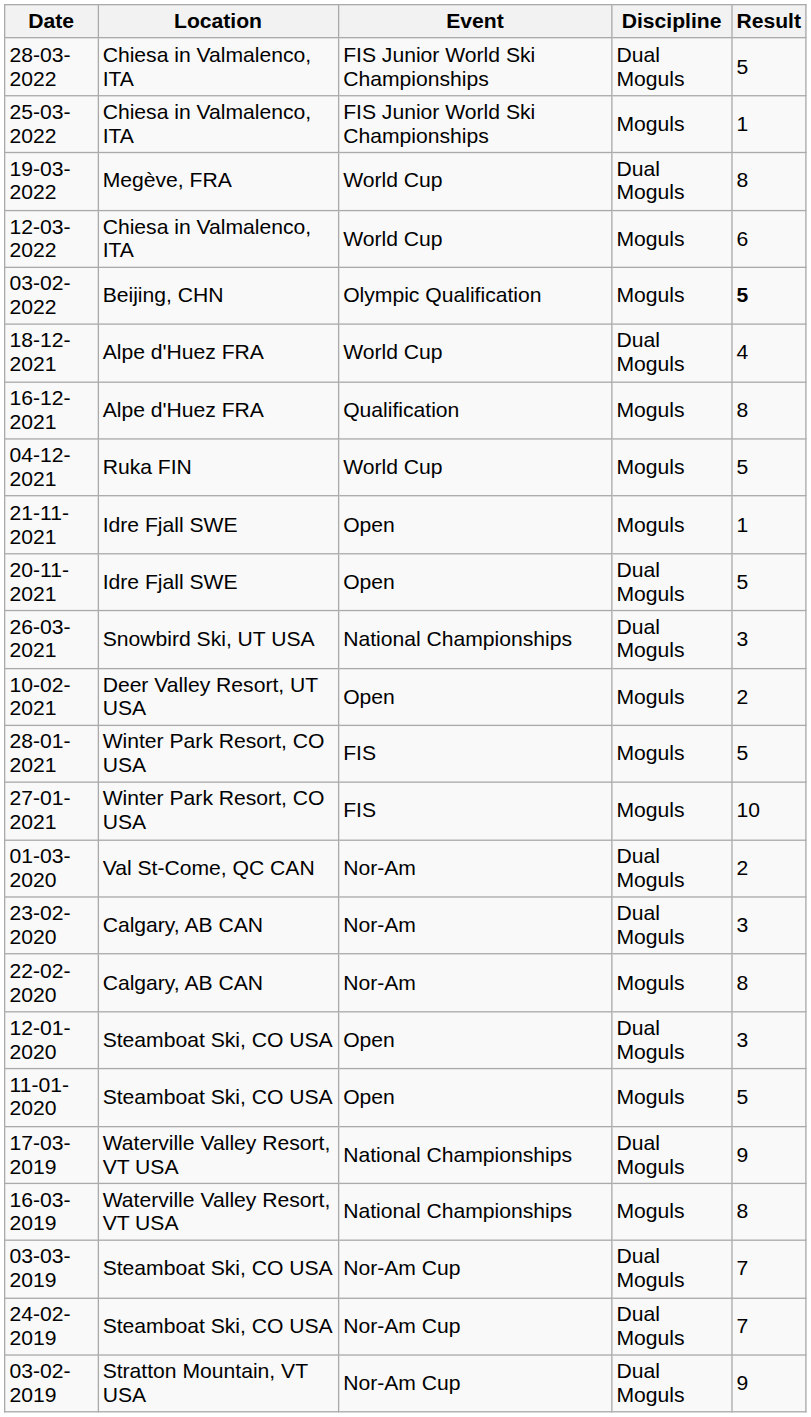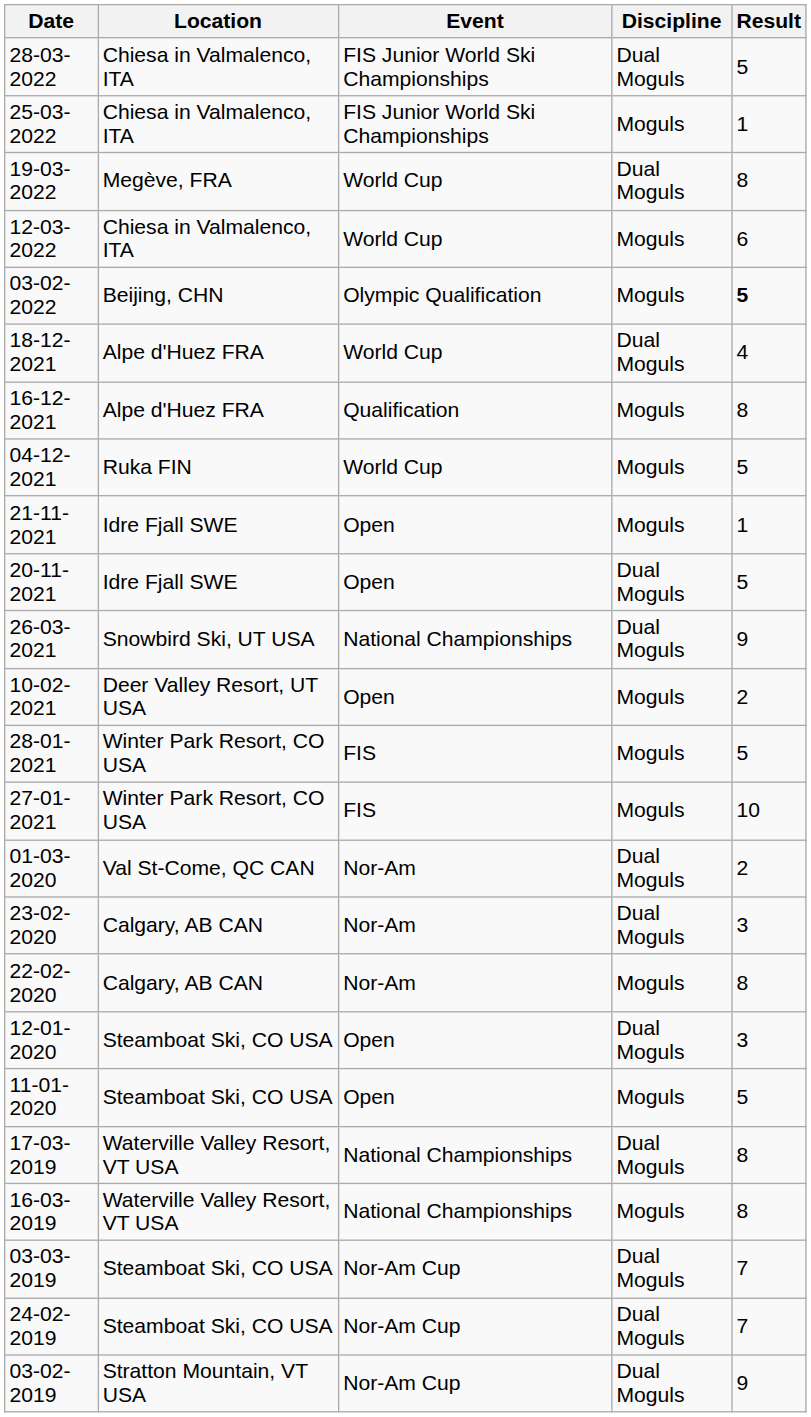(742, 639) 3 -> (742, 639) 9
(742, 1154) 9 -> (742, 1154) 8
